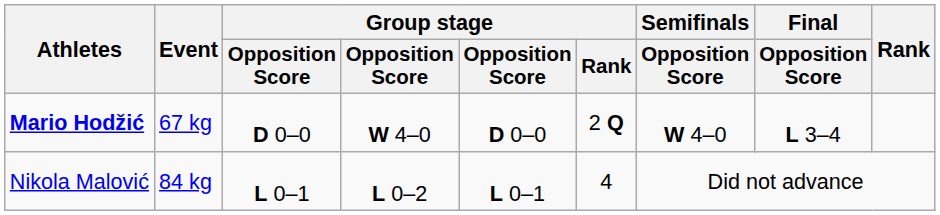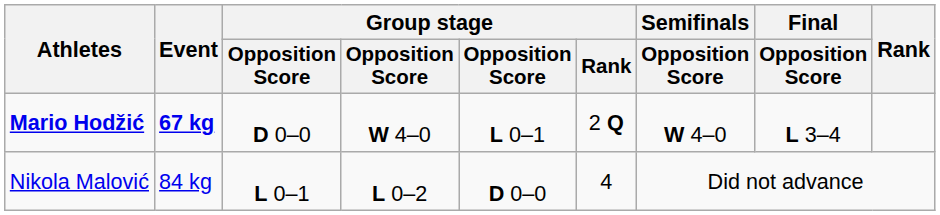(186, 123) normal -> (187, 123) bold
(517, 135) D 0–0 -> (517, 135) L 0–1
(517, 193) L 0–1 -> (517, 193) D 0–0
